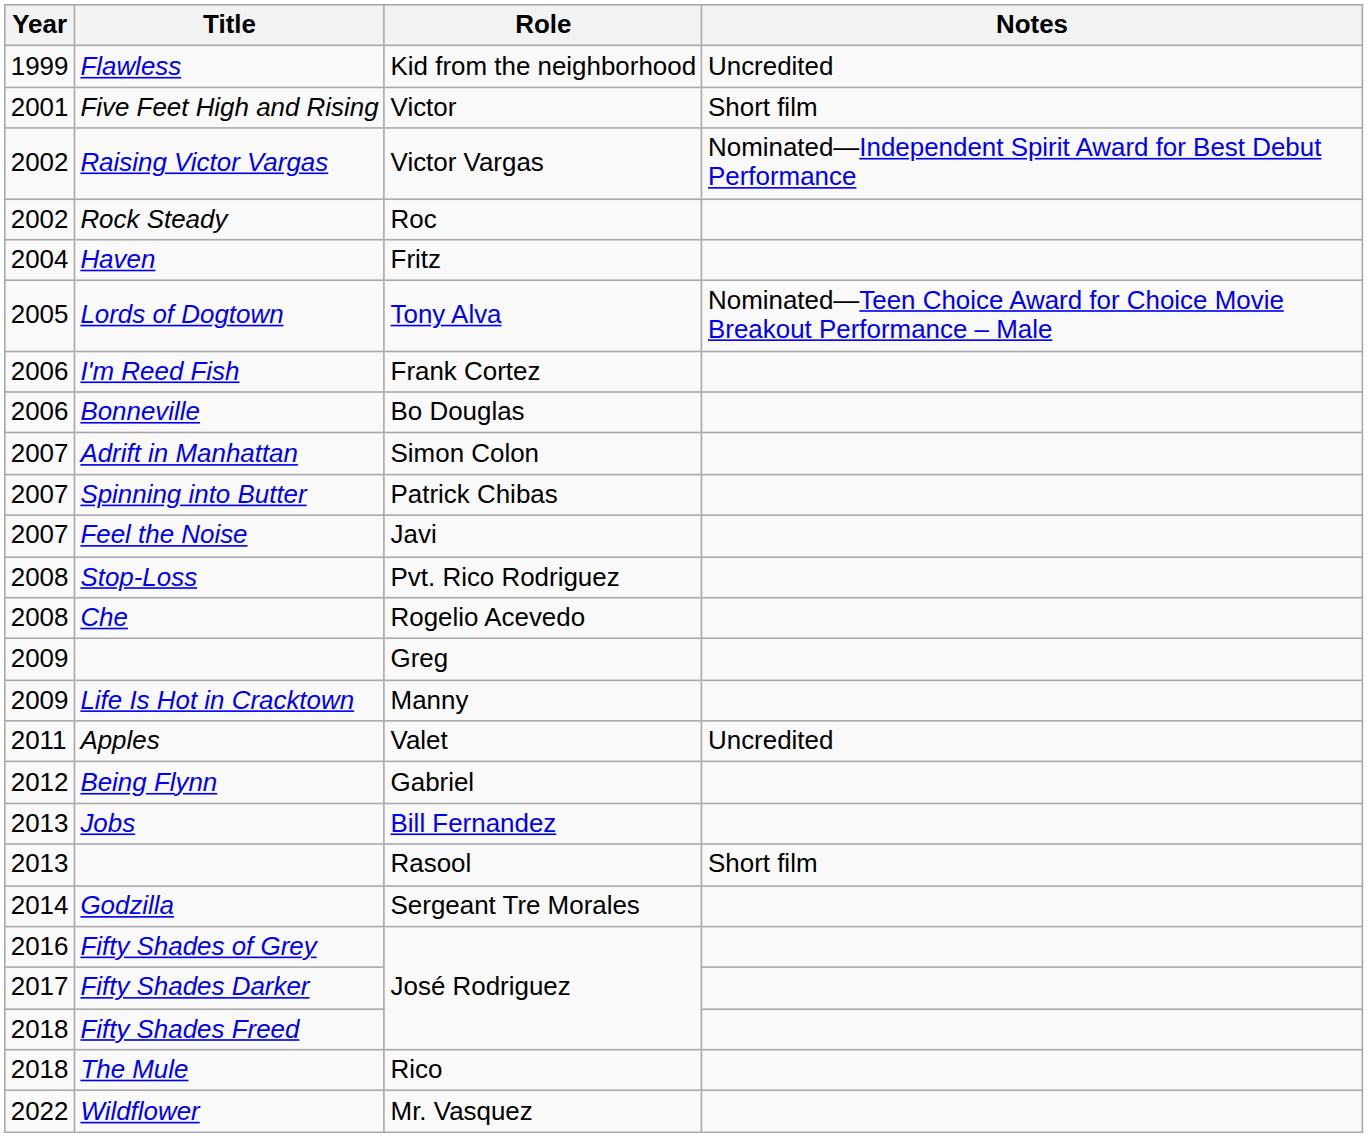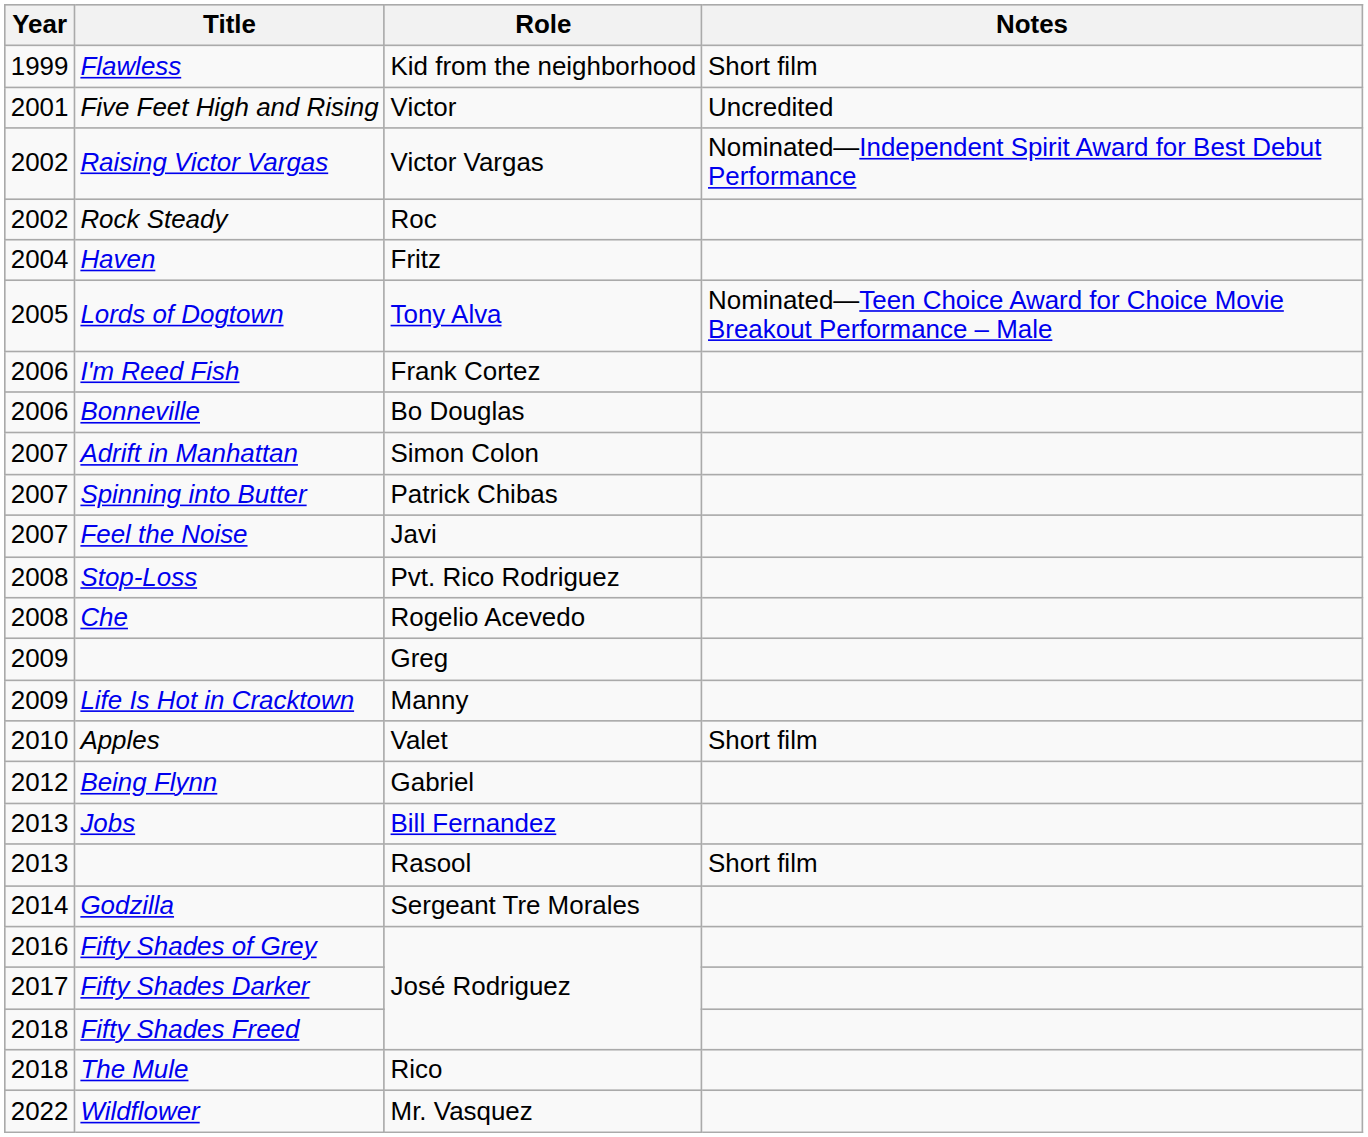(771, 66) Uncredited -> (763, 66) Short film
(763, 107) Short film -> (771, 107) Uncredited
(39, 741) 2011 -> (40, 741) 2010
(771, 741) Uncredited -> (763, 741) Short film
